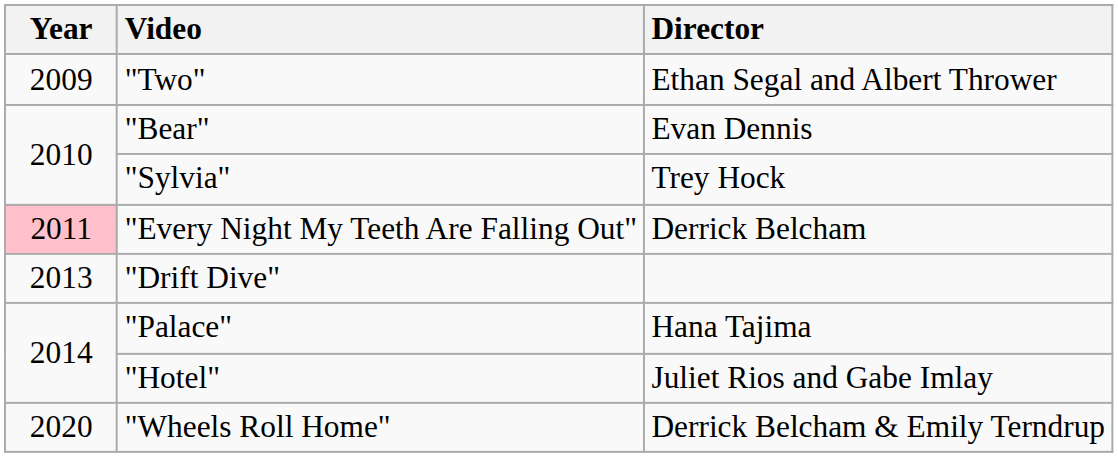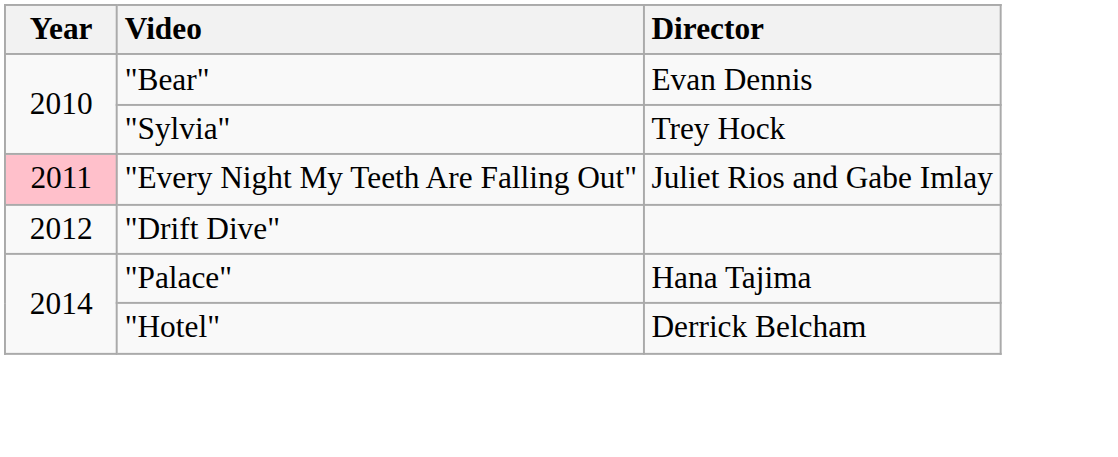- row: (165, 79)
(759, 228) Derrick Belcham -> (822, 178) Juliet Rios and Gabe Imlay
(61, 278) 2013 -> (61, 228) 2012
(822, 377) Juliet Rios and Gabe Imlay -> (759, 327) Derrick Belcham
- row: (258, 427)
